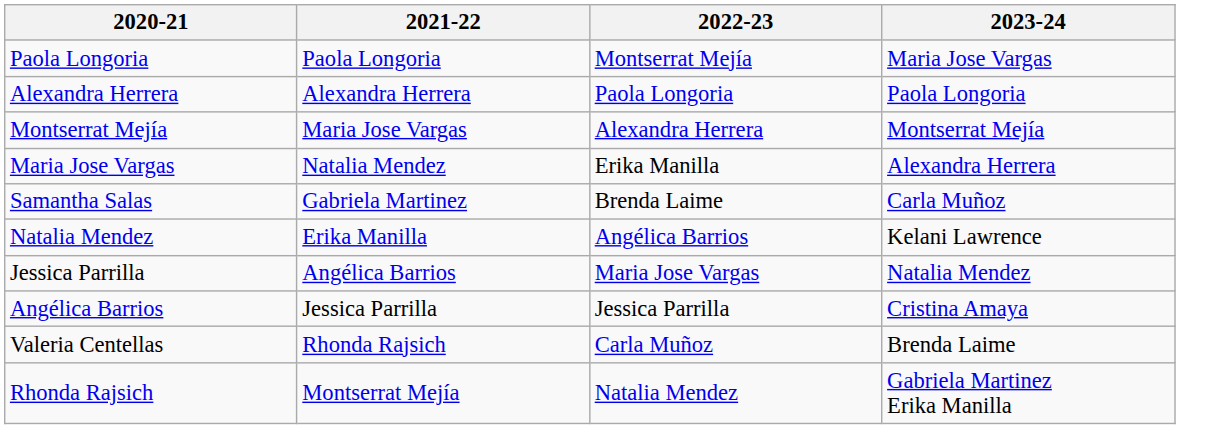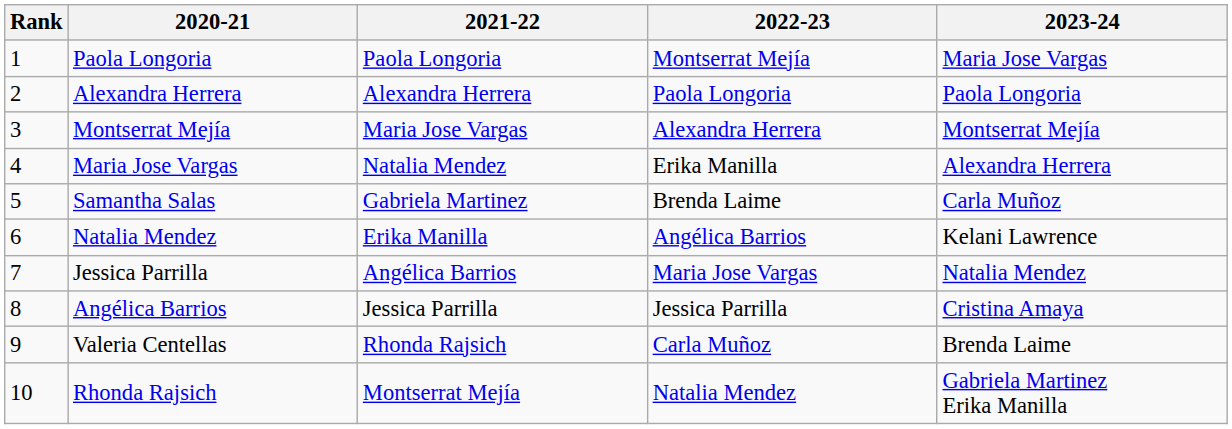+ column: (36, 22)
